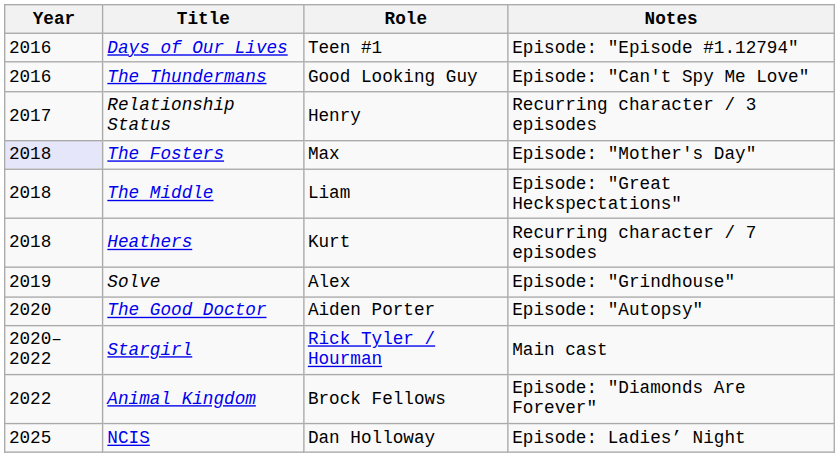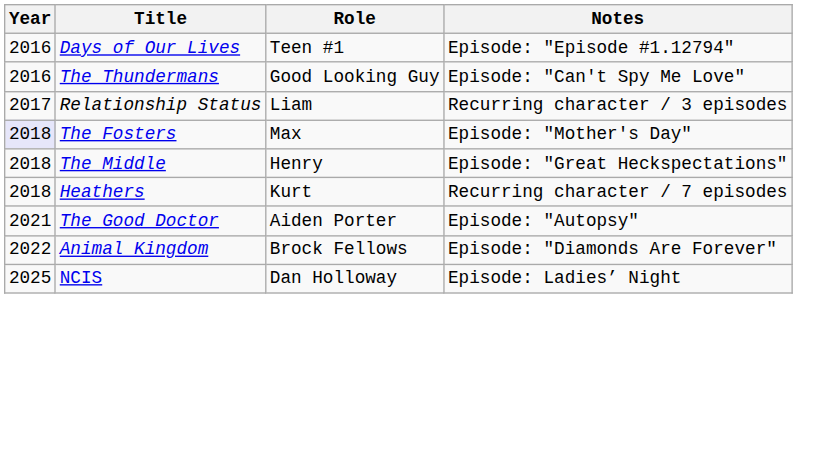(334, 116) Henry -> (291, 106) Liam
(329, 194) Liam -> (296, 163) Henry
- row: (134, 282)
(30, 311) 2020 -> (30, 221) 2021
- row: (150, 350)
